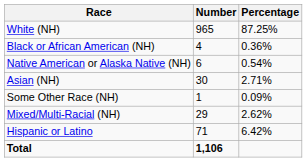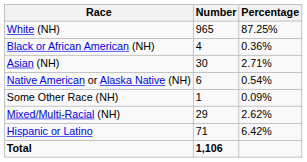rows swapped: (99, 64) <-> (33, 81)
